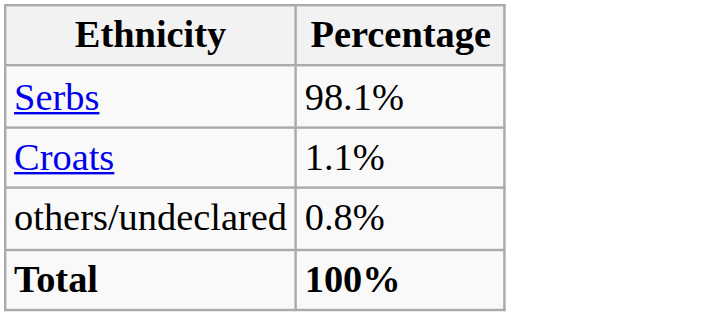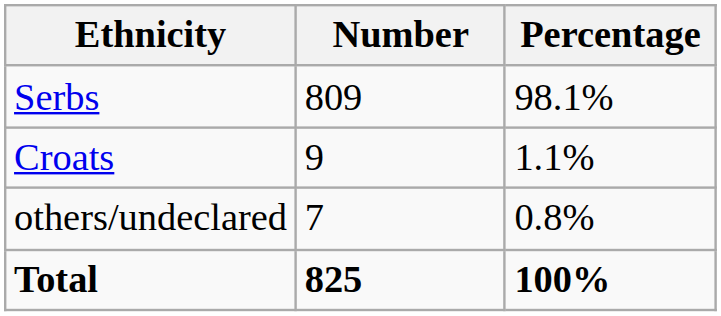+ column: (401, 34)
